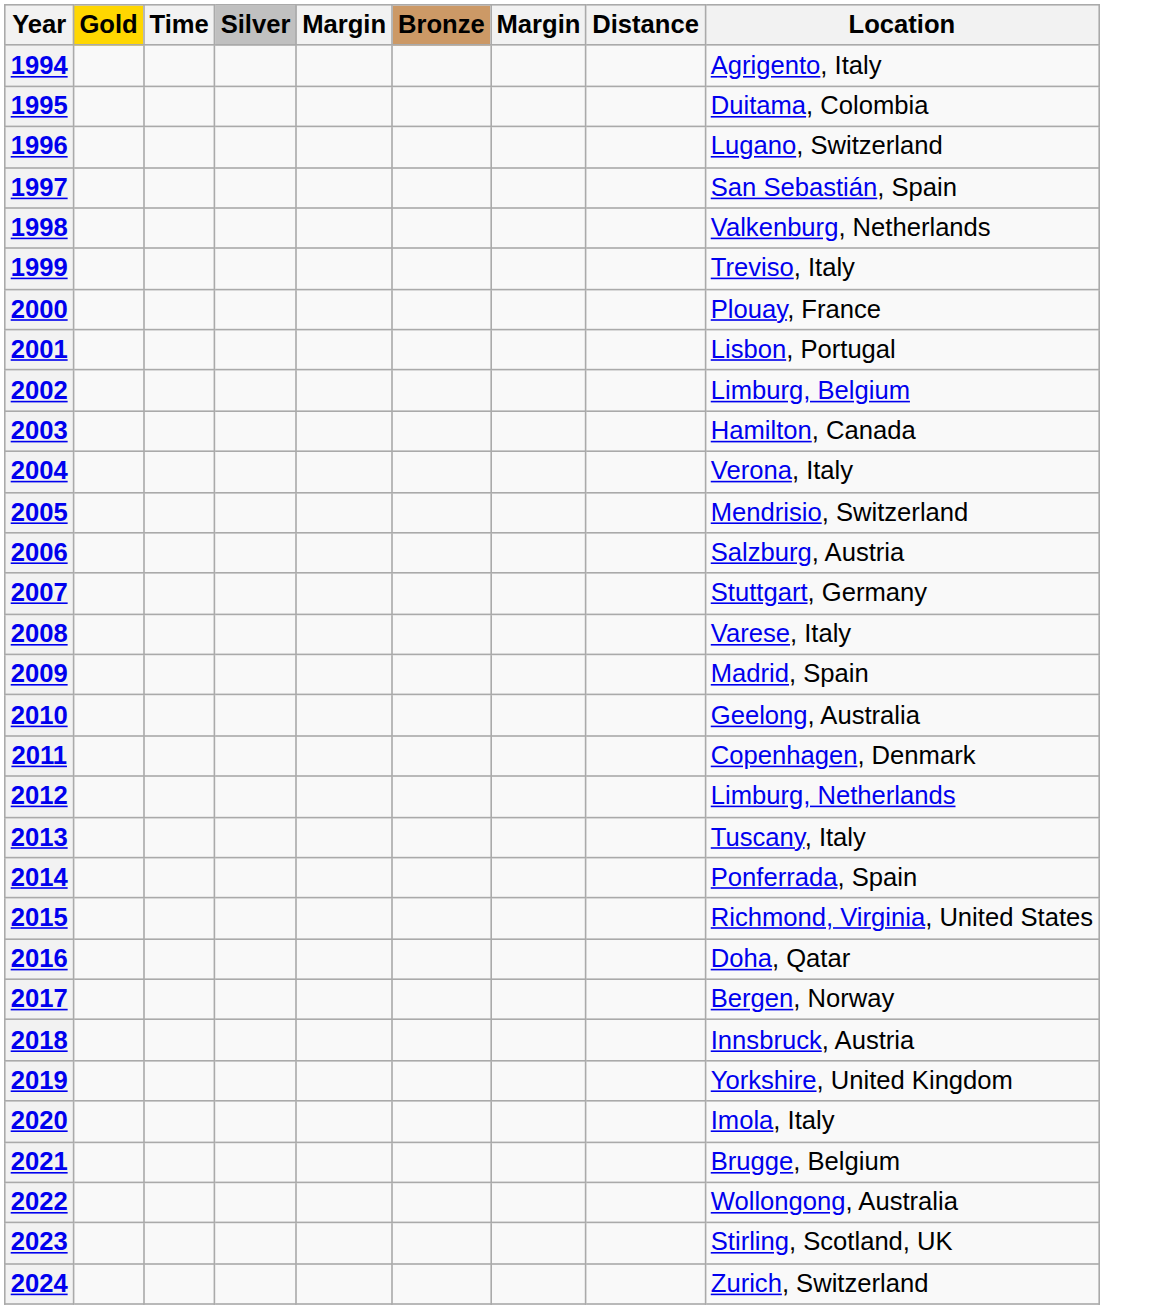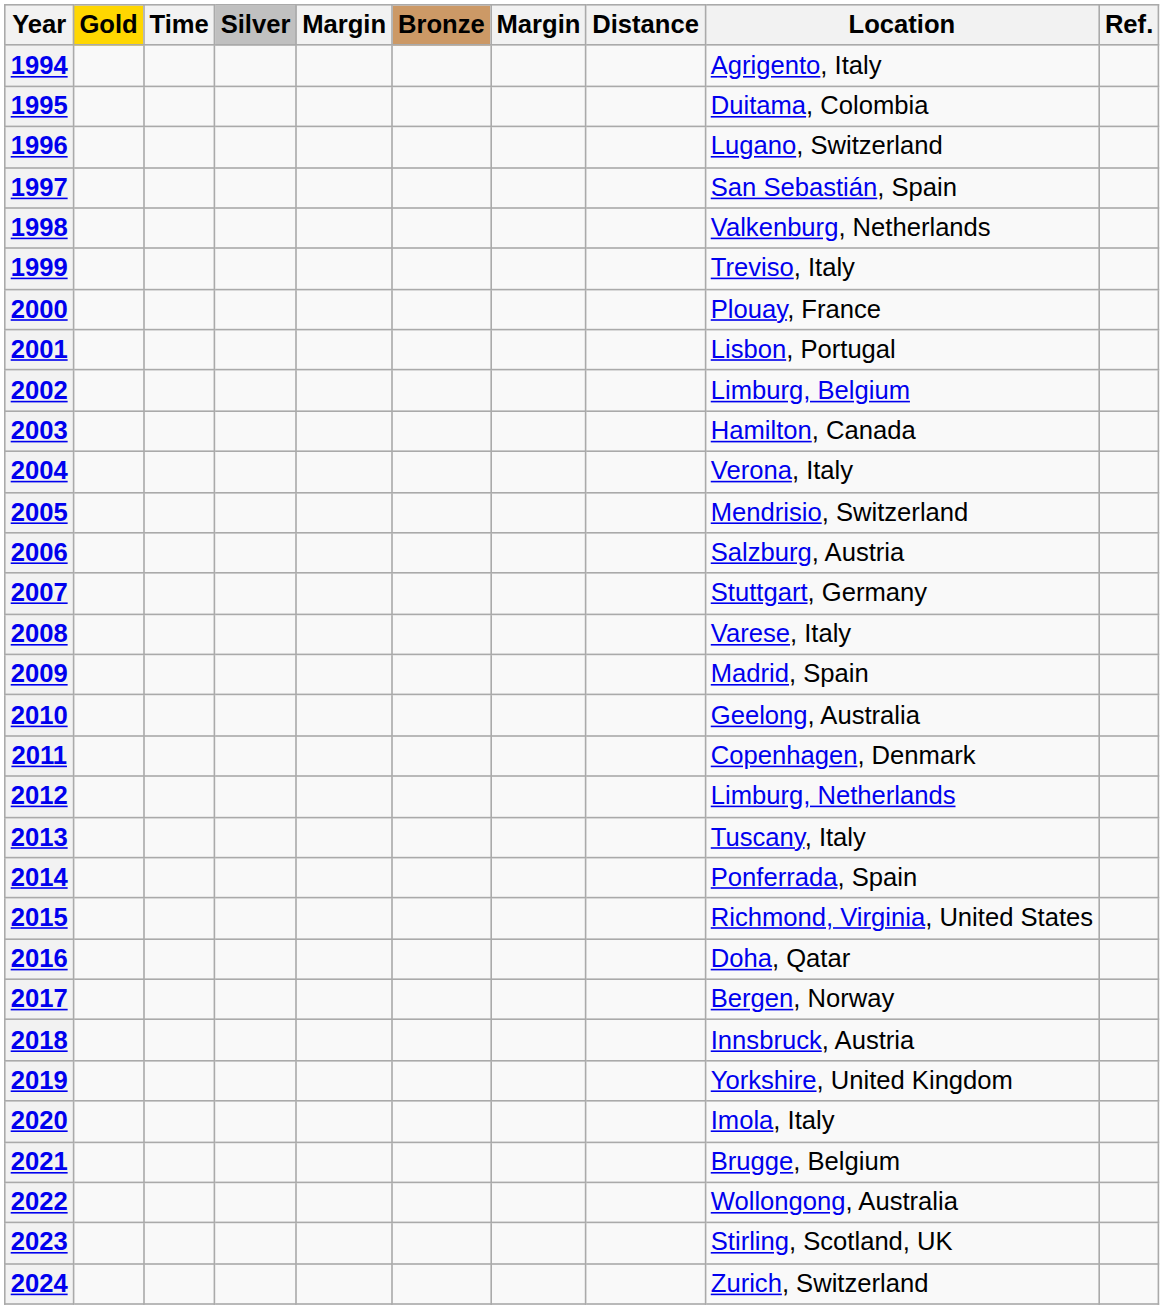+ column: (1129, 24)
